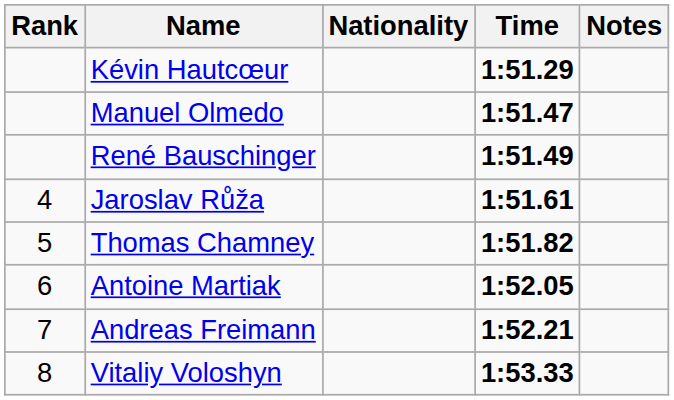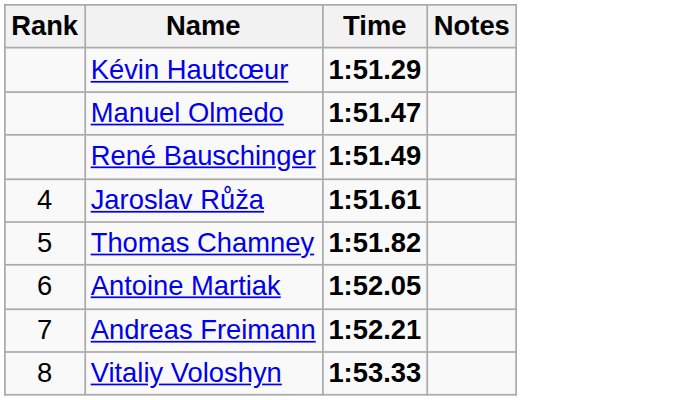- column: (398, 26)
